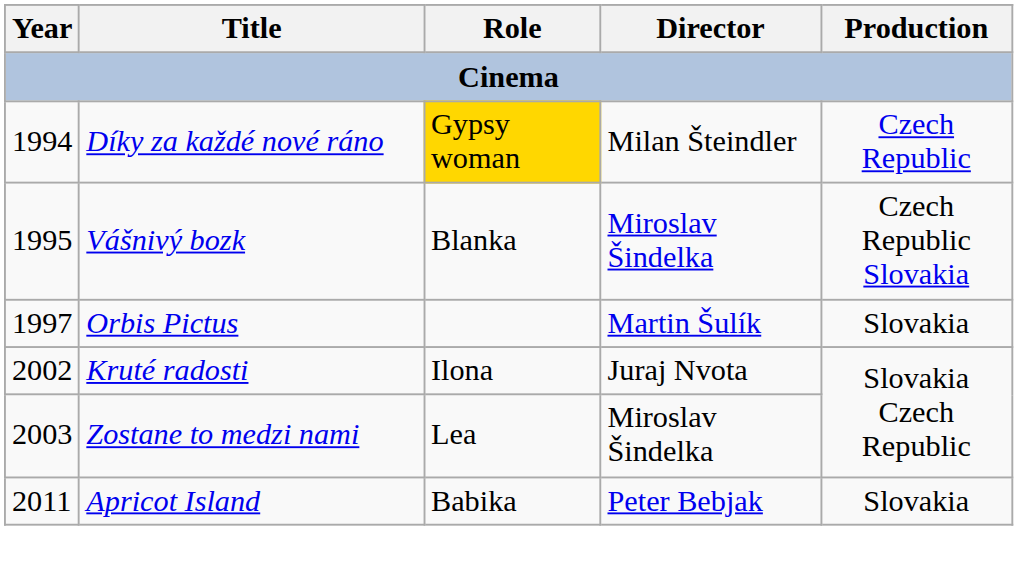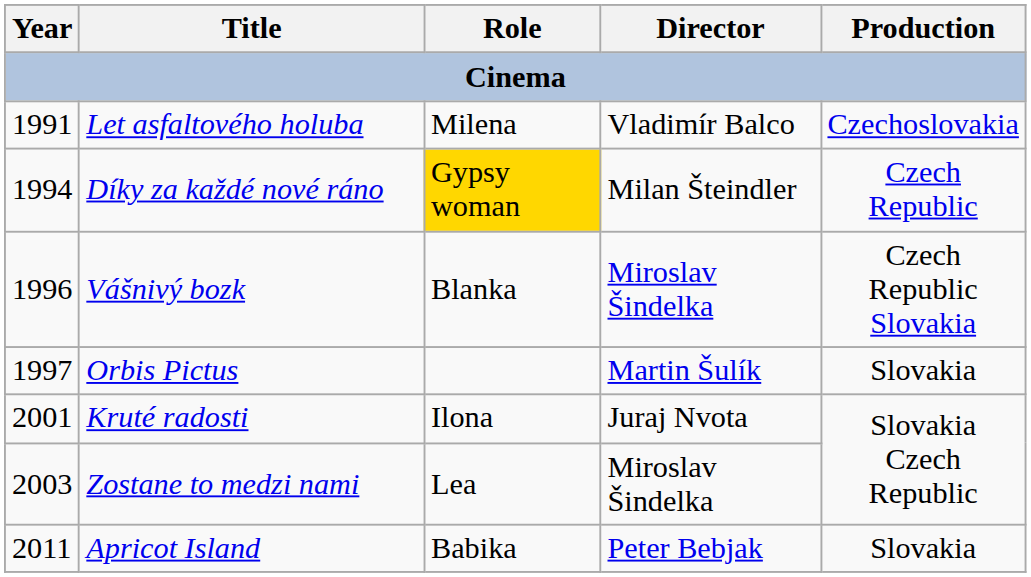+ row: (225, 124)
(42, 240) 1995 -> (42, 288) 1996
(42, 370) 2002 -> (42, 418) 2001
